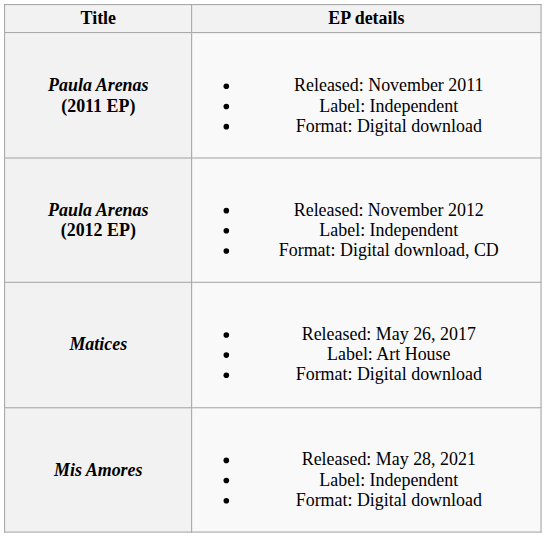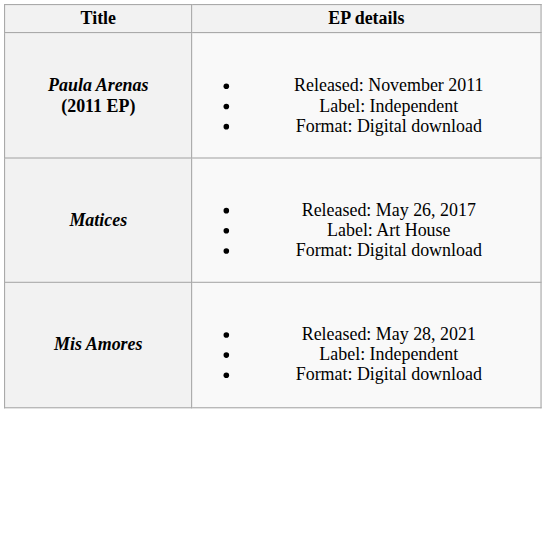- row: (98, 220)
